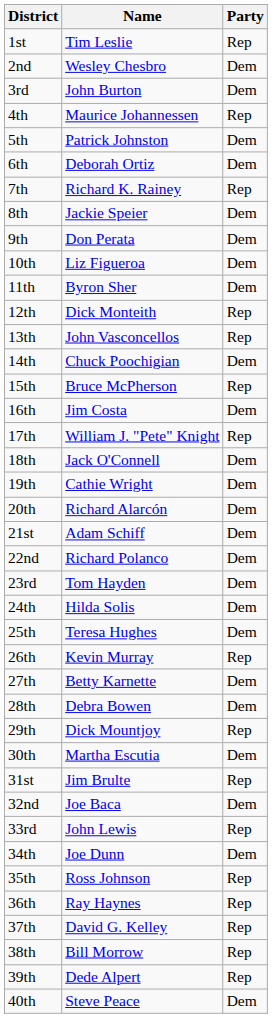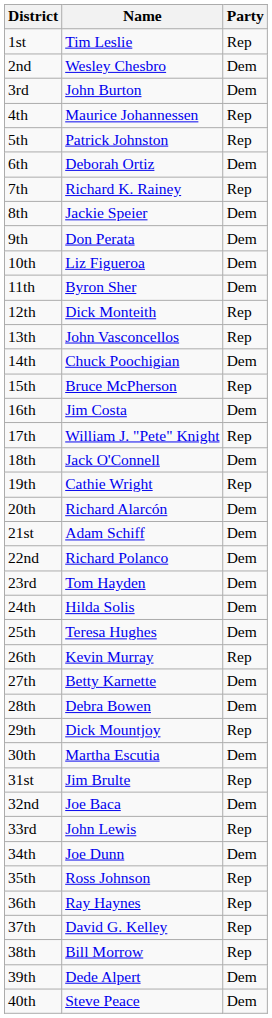(242, 139) Dem -> (239, 139) Rep
(242, 484) Dem -> (239, 484) Rep
(239, 976) Rep -> (242, 976) Dem
